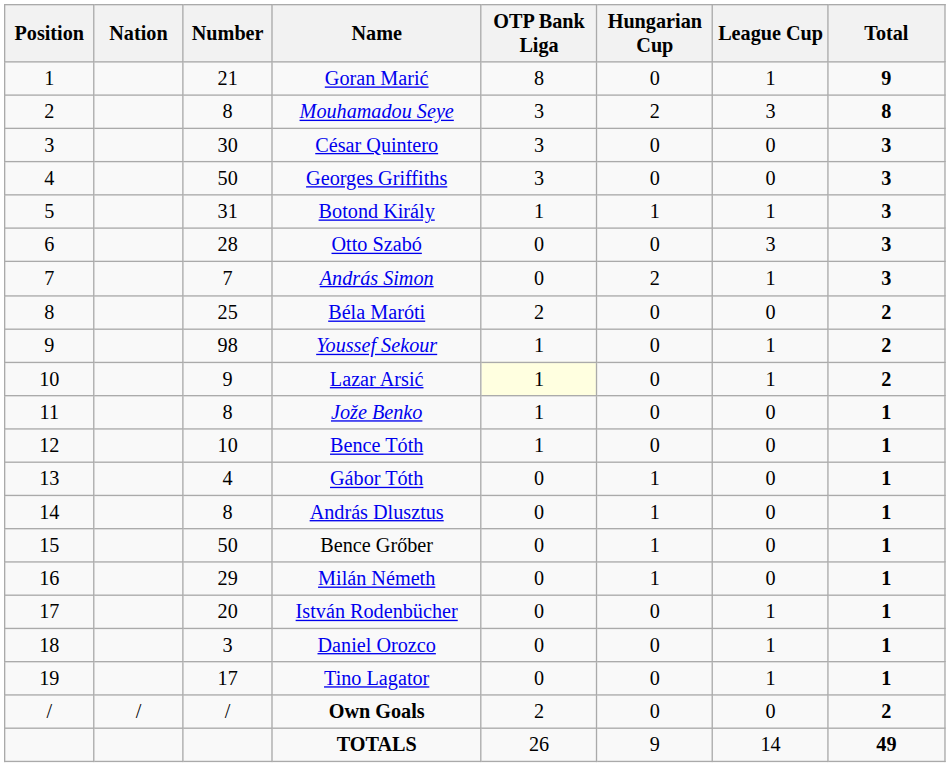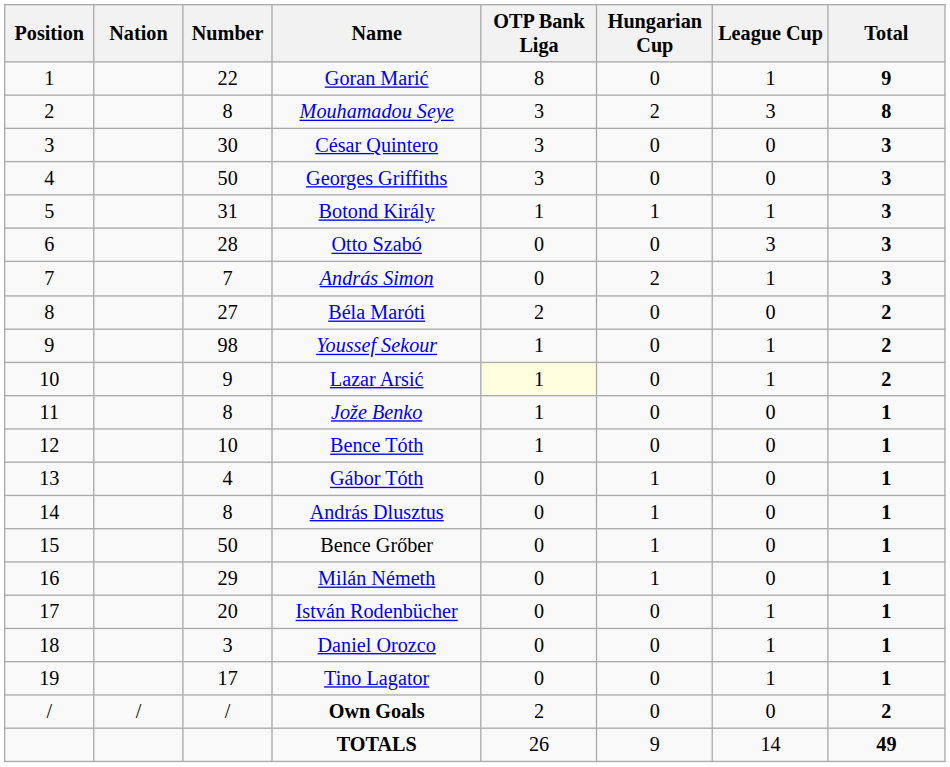(228, 78) 21 -> (228, 78) 22
(228, 311) 25 -> (228, 311) 27
